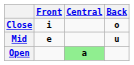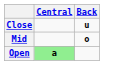- column: (49, 11)
(117, 25) o -> (87, 25) u
(117, 39) u -> (87, 39) o
